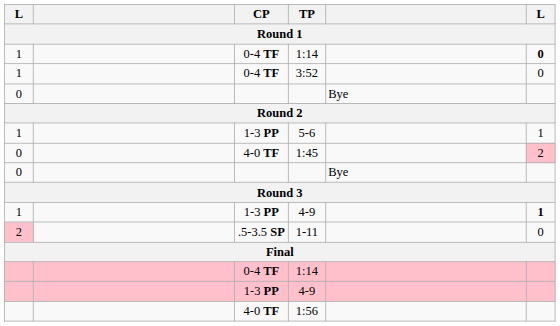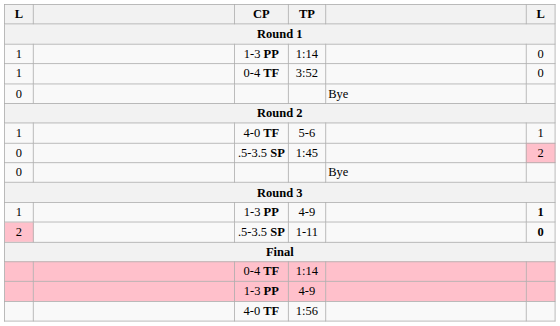(261, 53) 0-4 TF -> (261, 53) 1-3 PP
(541, 53) bold -> (541, 53) normal
(261, 133) 1-3 PP -> (261, 133) 4-0 TF
(261, 152) 4-0 TF -> (261, 152) .5-3.5 SP
(541, 232) normal -> (541, 232) bold
